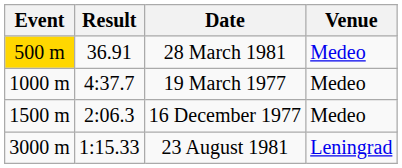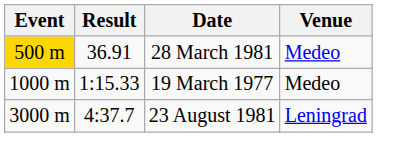(109, 83) 4:37.7 -> (109, 83) 1:15.33
- row: (225, 115)
(109, 147) 1:15.33 -> (109, 115) 4:37.7
